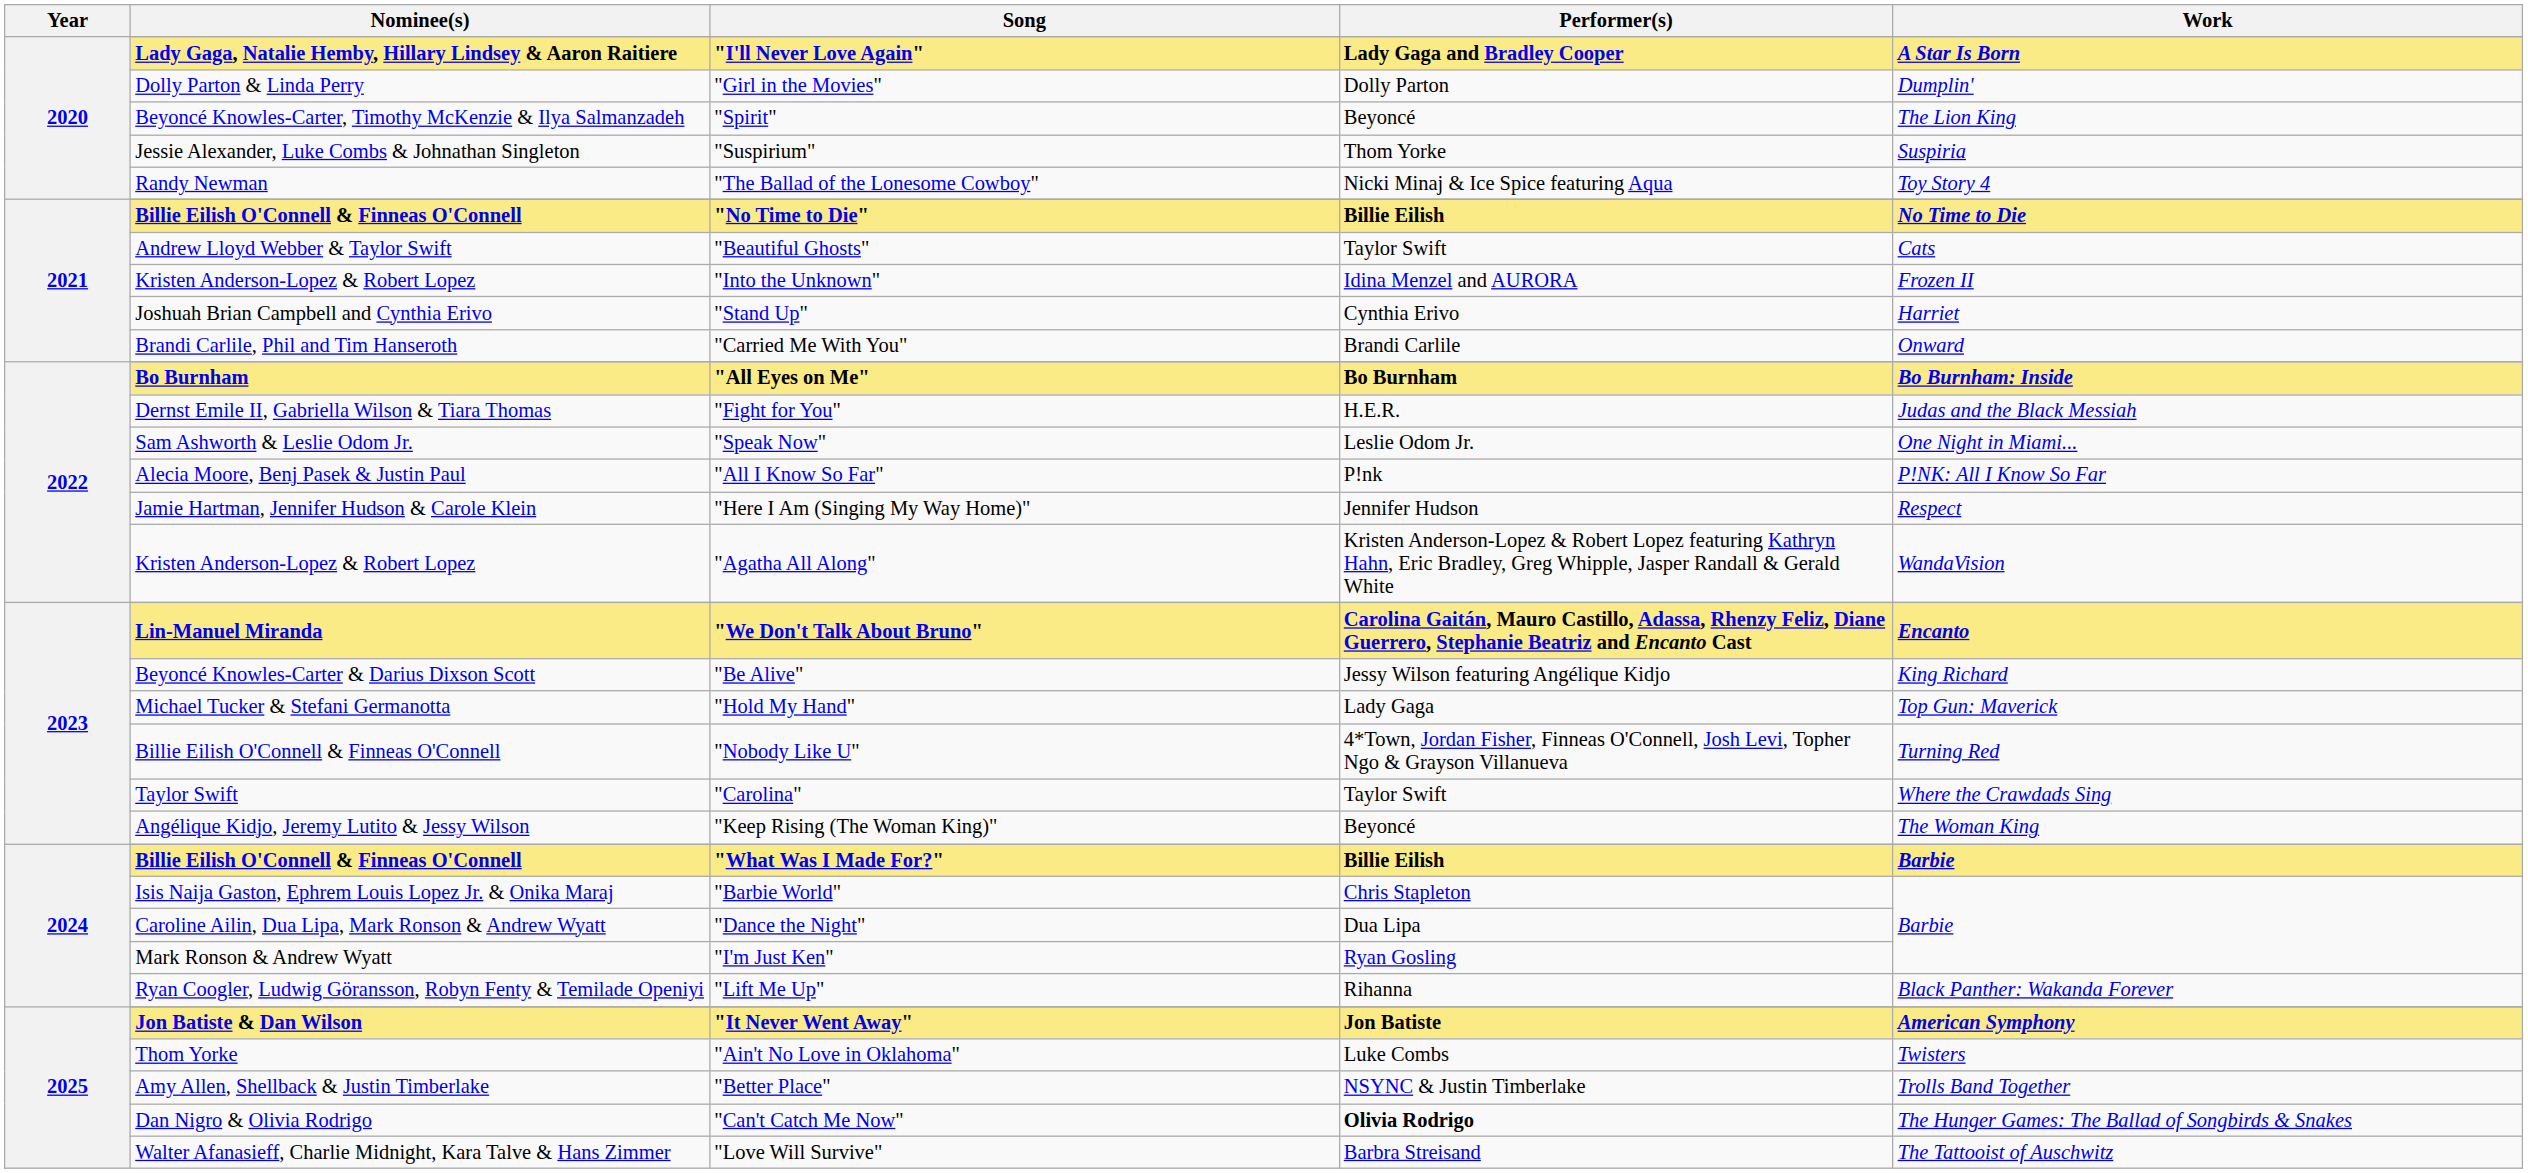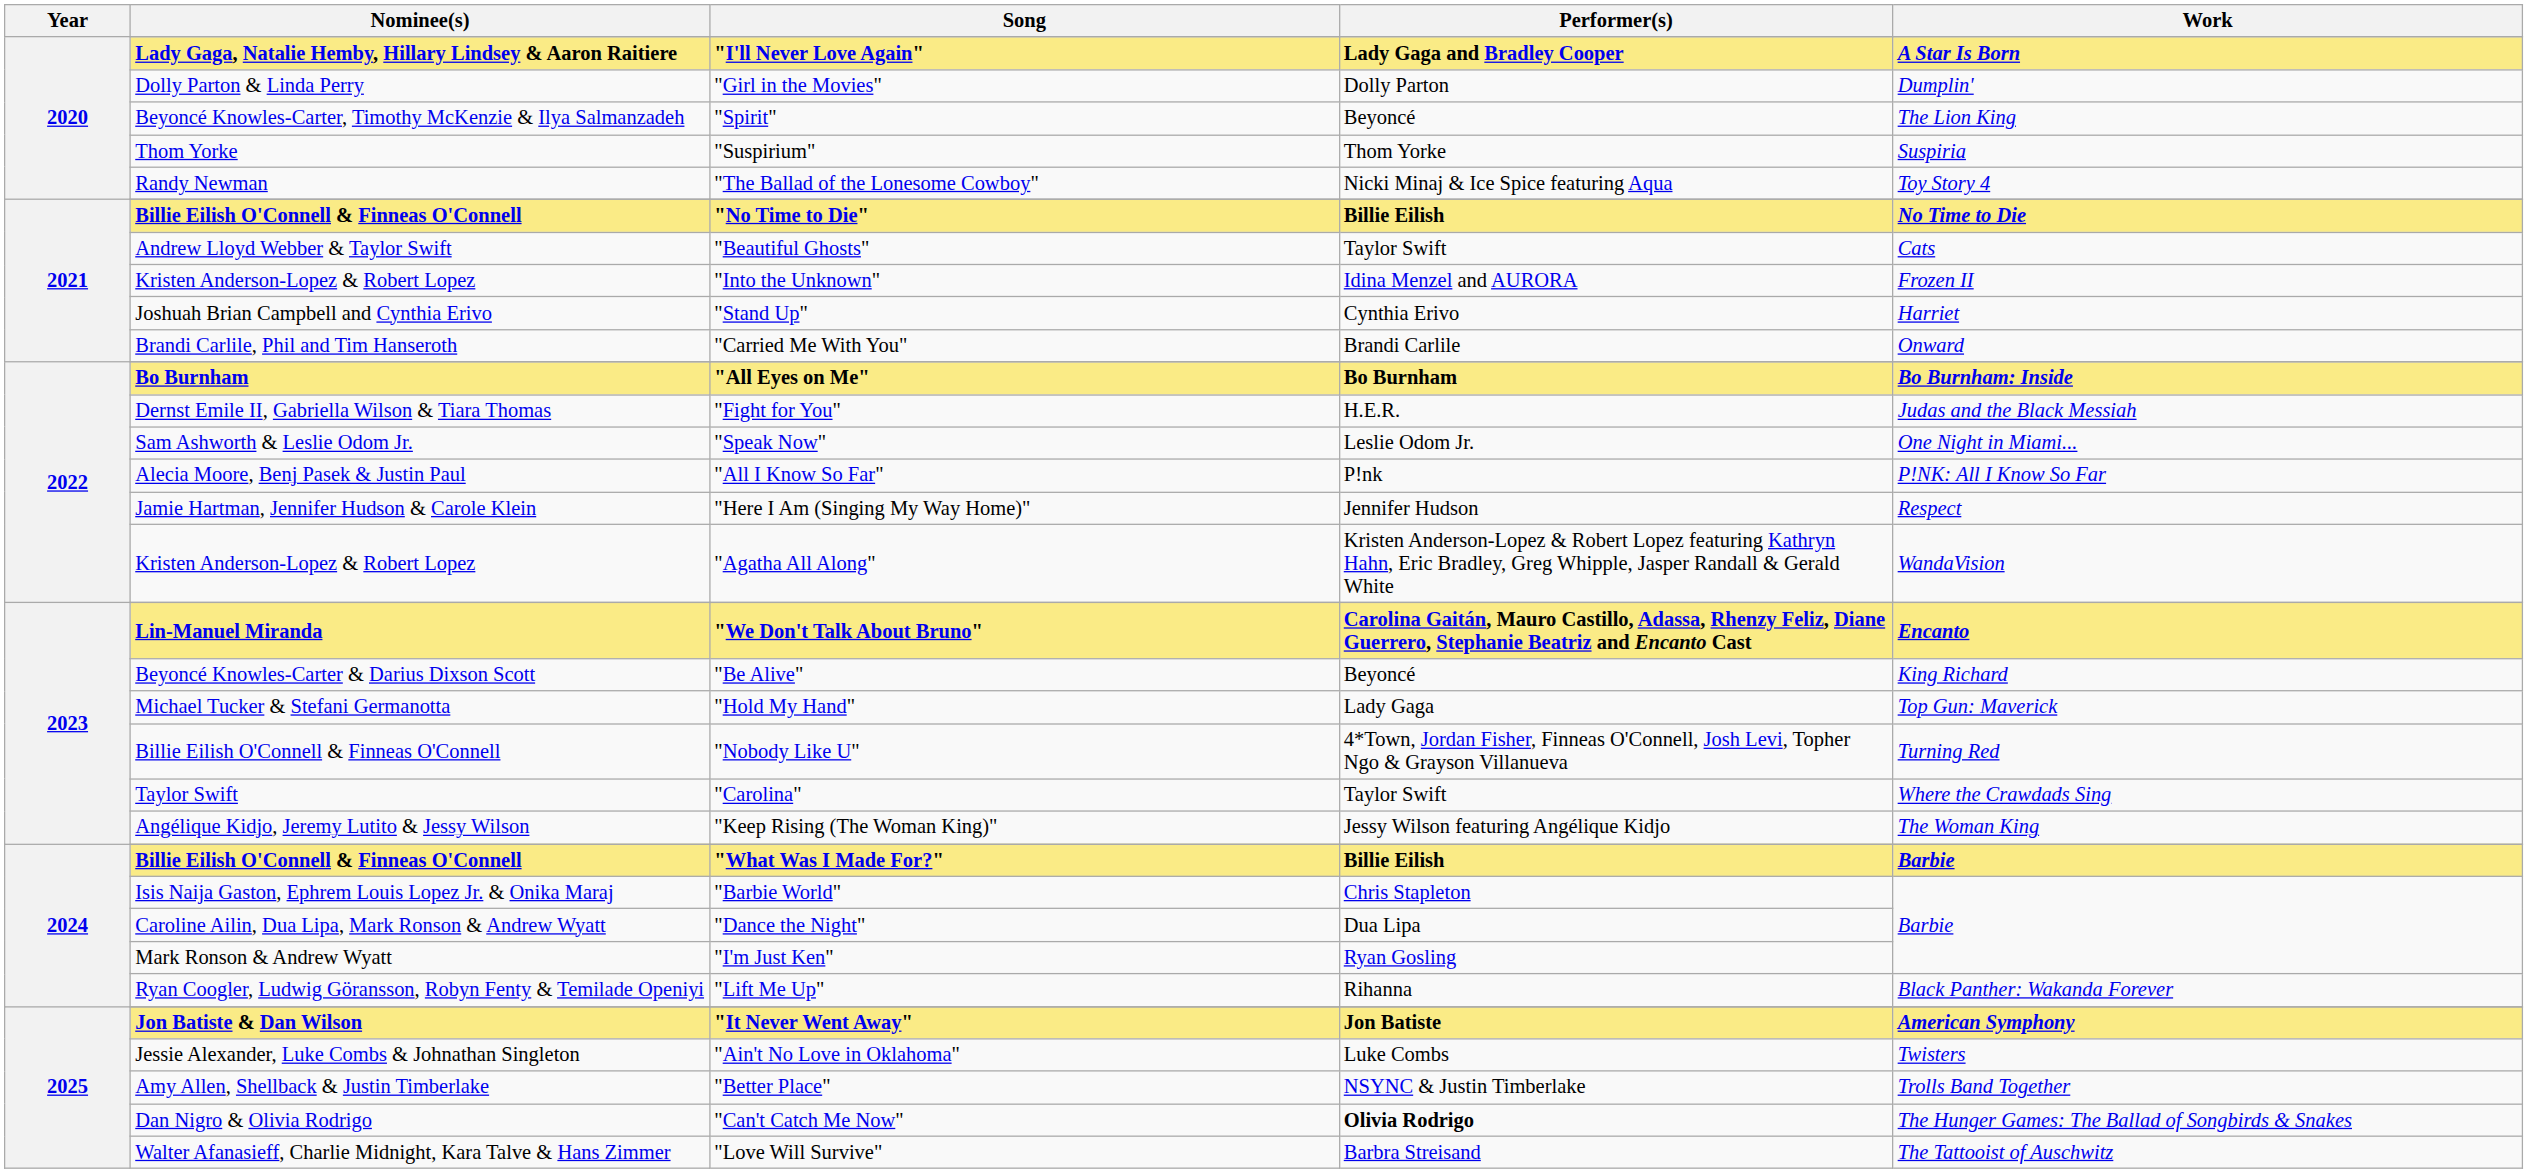(358, 150) Jessie Alexander, Luke Combs & Johnathan Singleton -> (186, 150) Thom Yorke
(1507, 674) Jessy Wilson featuring Angélique Kidjo -> (1380, 674) Beyoncé
(1380, 827) Beyoncé -> (1507, 827) Jessy Wilson featuring Angélique Kidjo
(186, 1054) Thom Yorke -> (358, 1054) Jessie Alexander, Luke Combs & Johnathan Singleton
